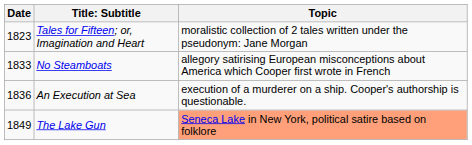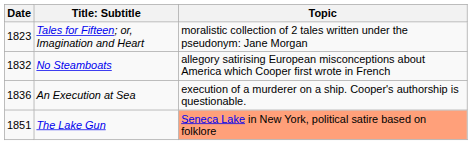(19, 66) 1833 -> (19, 66) 1832
(19, 125) 1849 -> (19, 125) 1851
